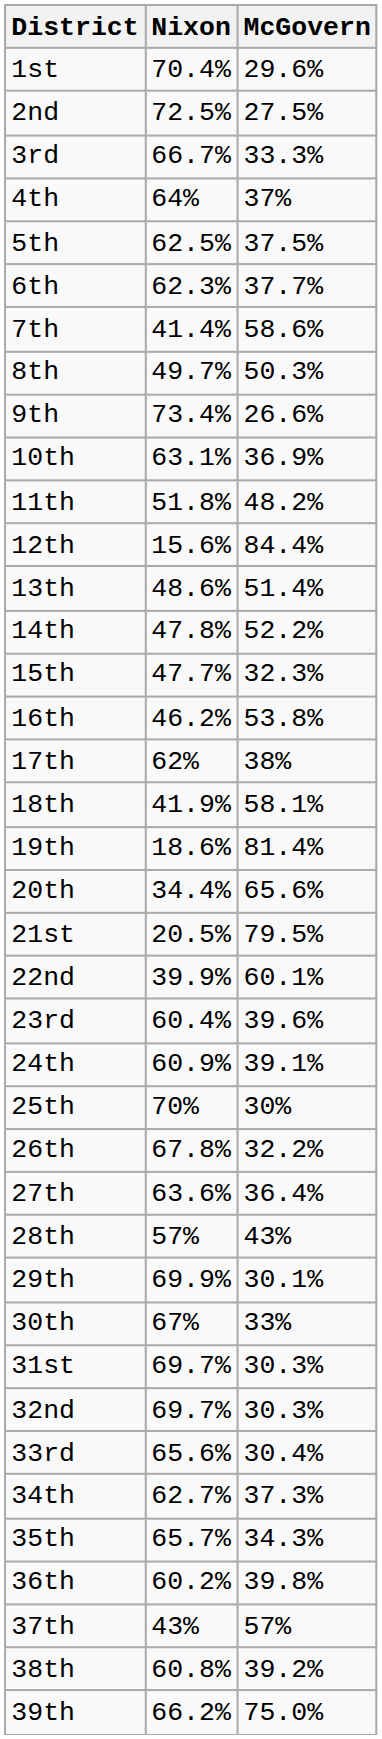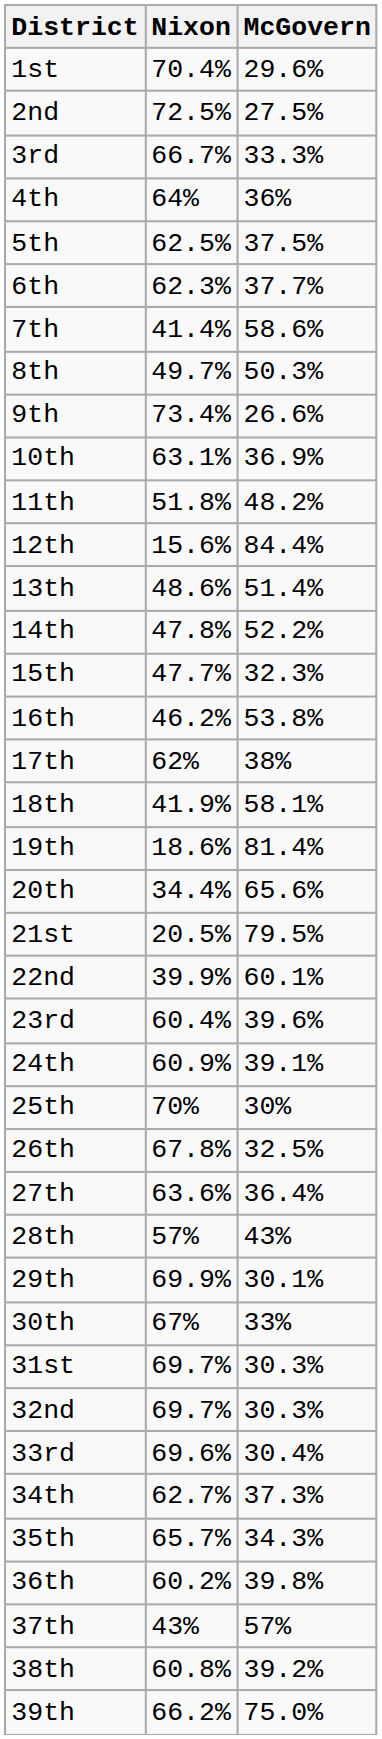(267, 200) 37% -> (267, 200) 36%
(283, 1150) 32.2% -> (283, 1150) 32.5%
(191, 1453) 65.6% -> (191, 1453) 69.6%
